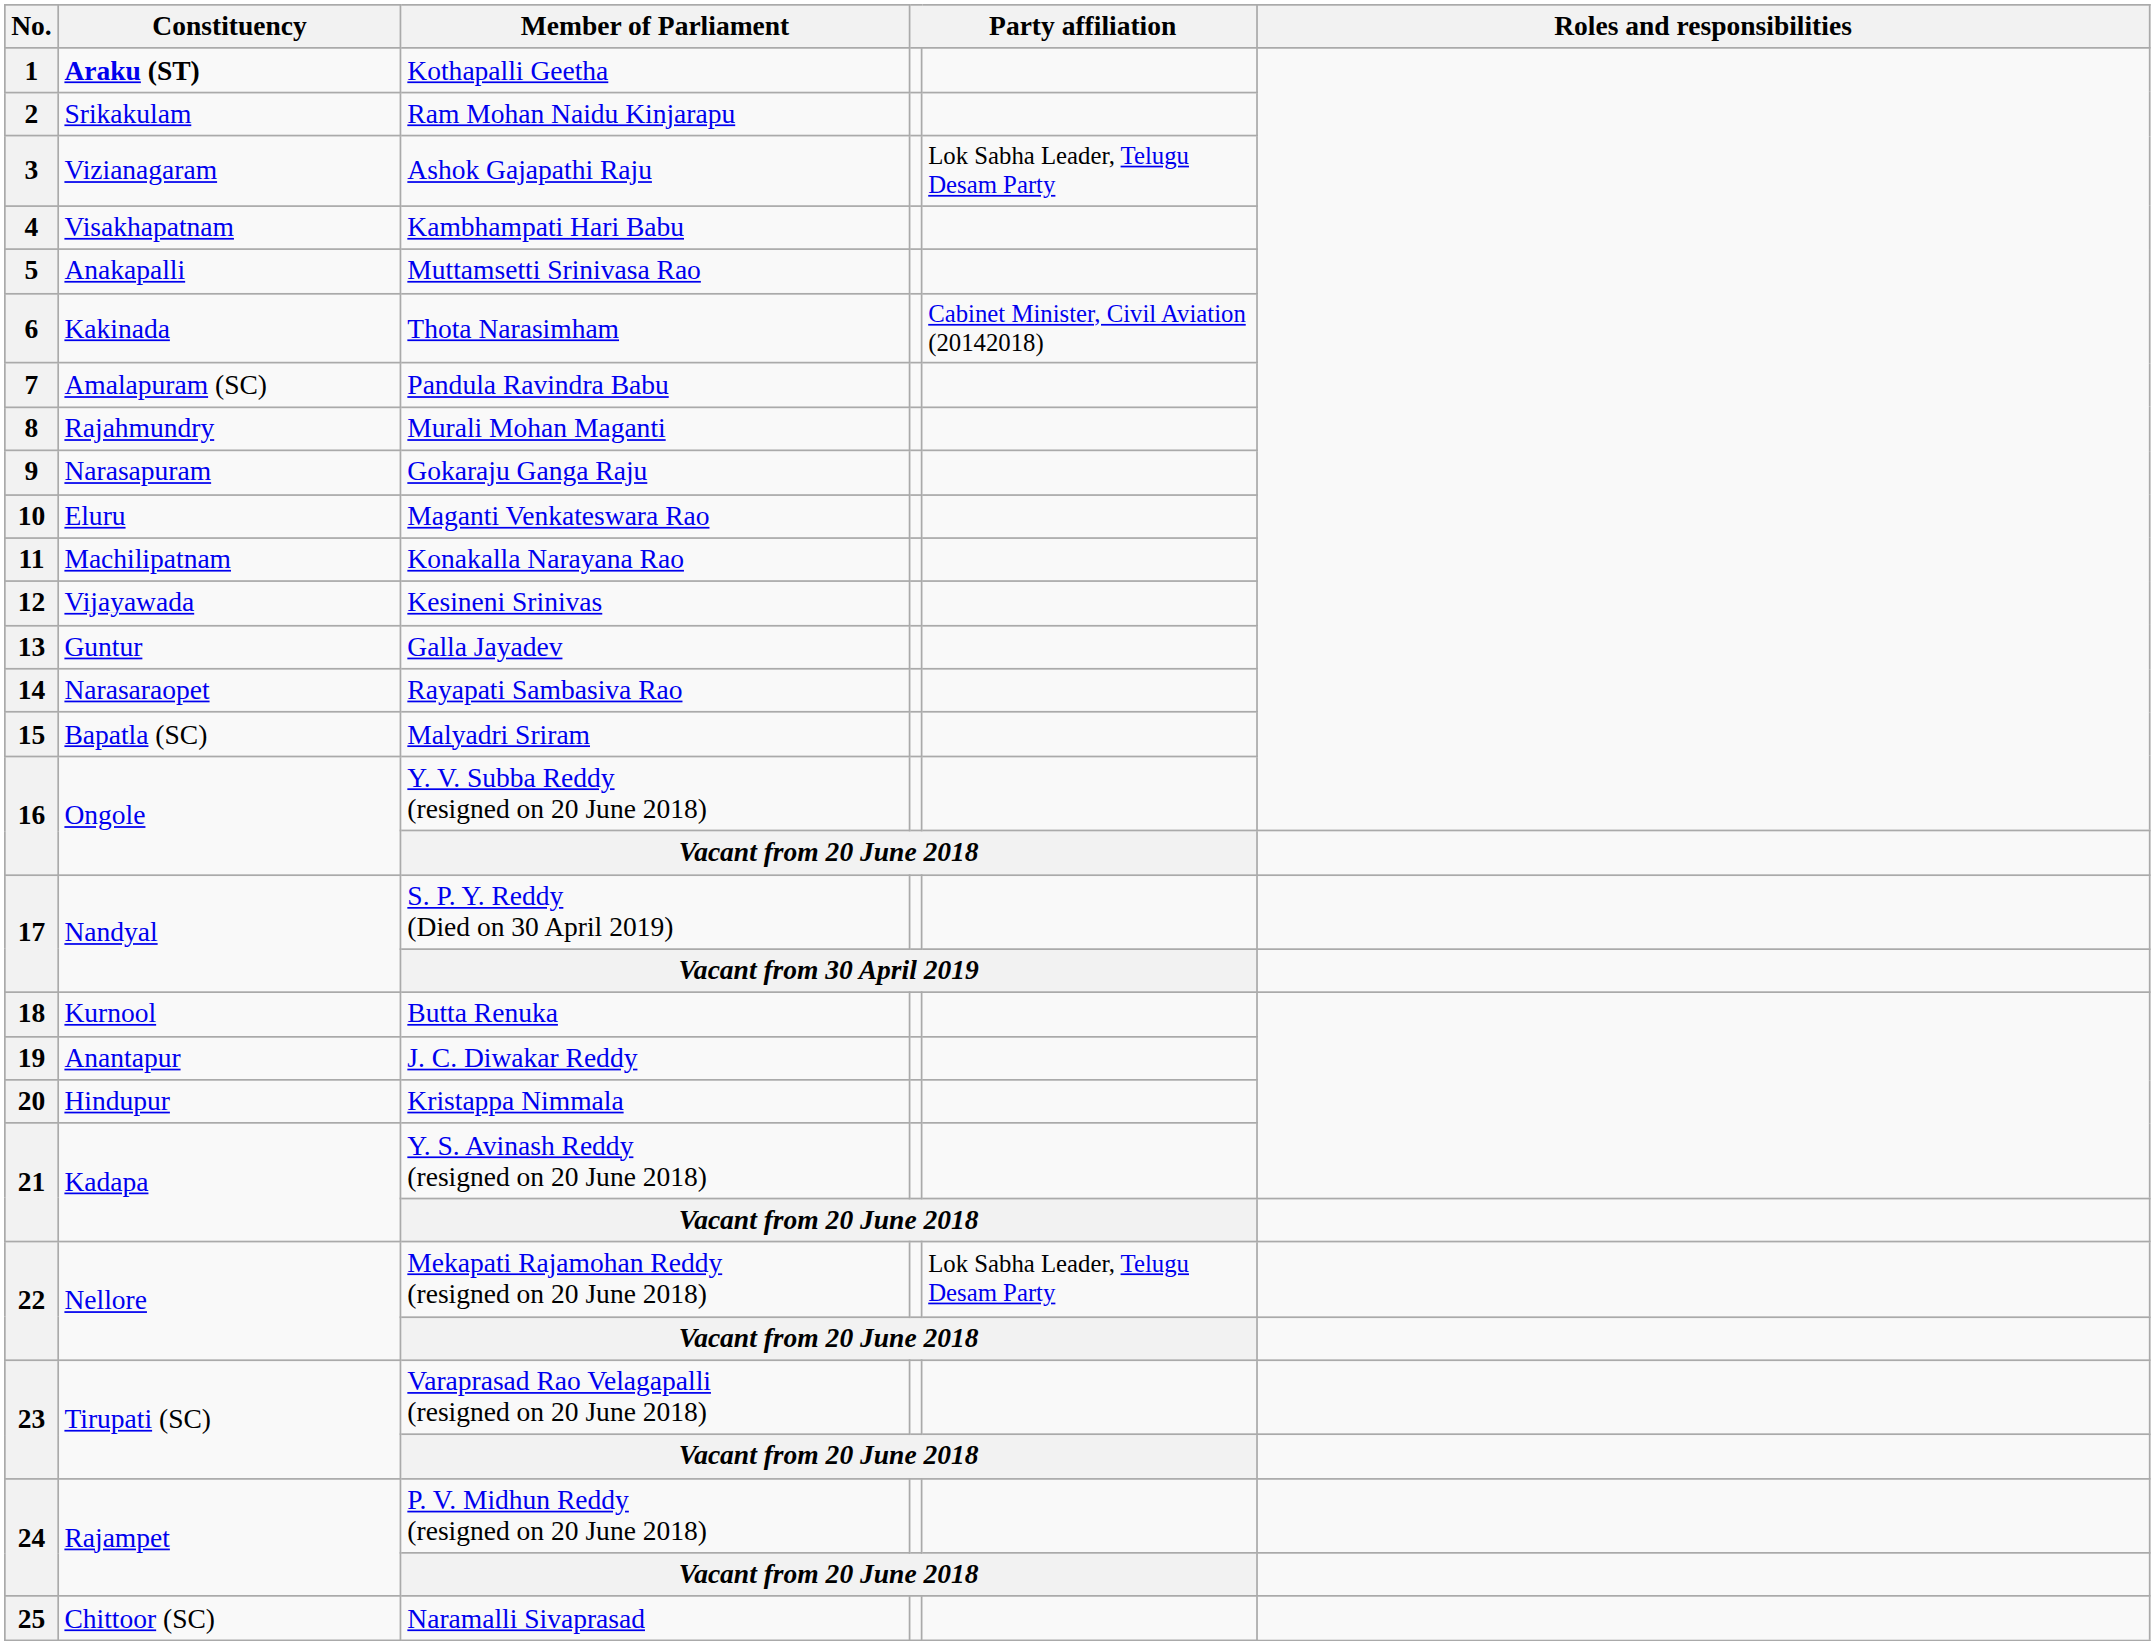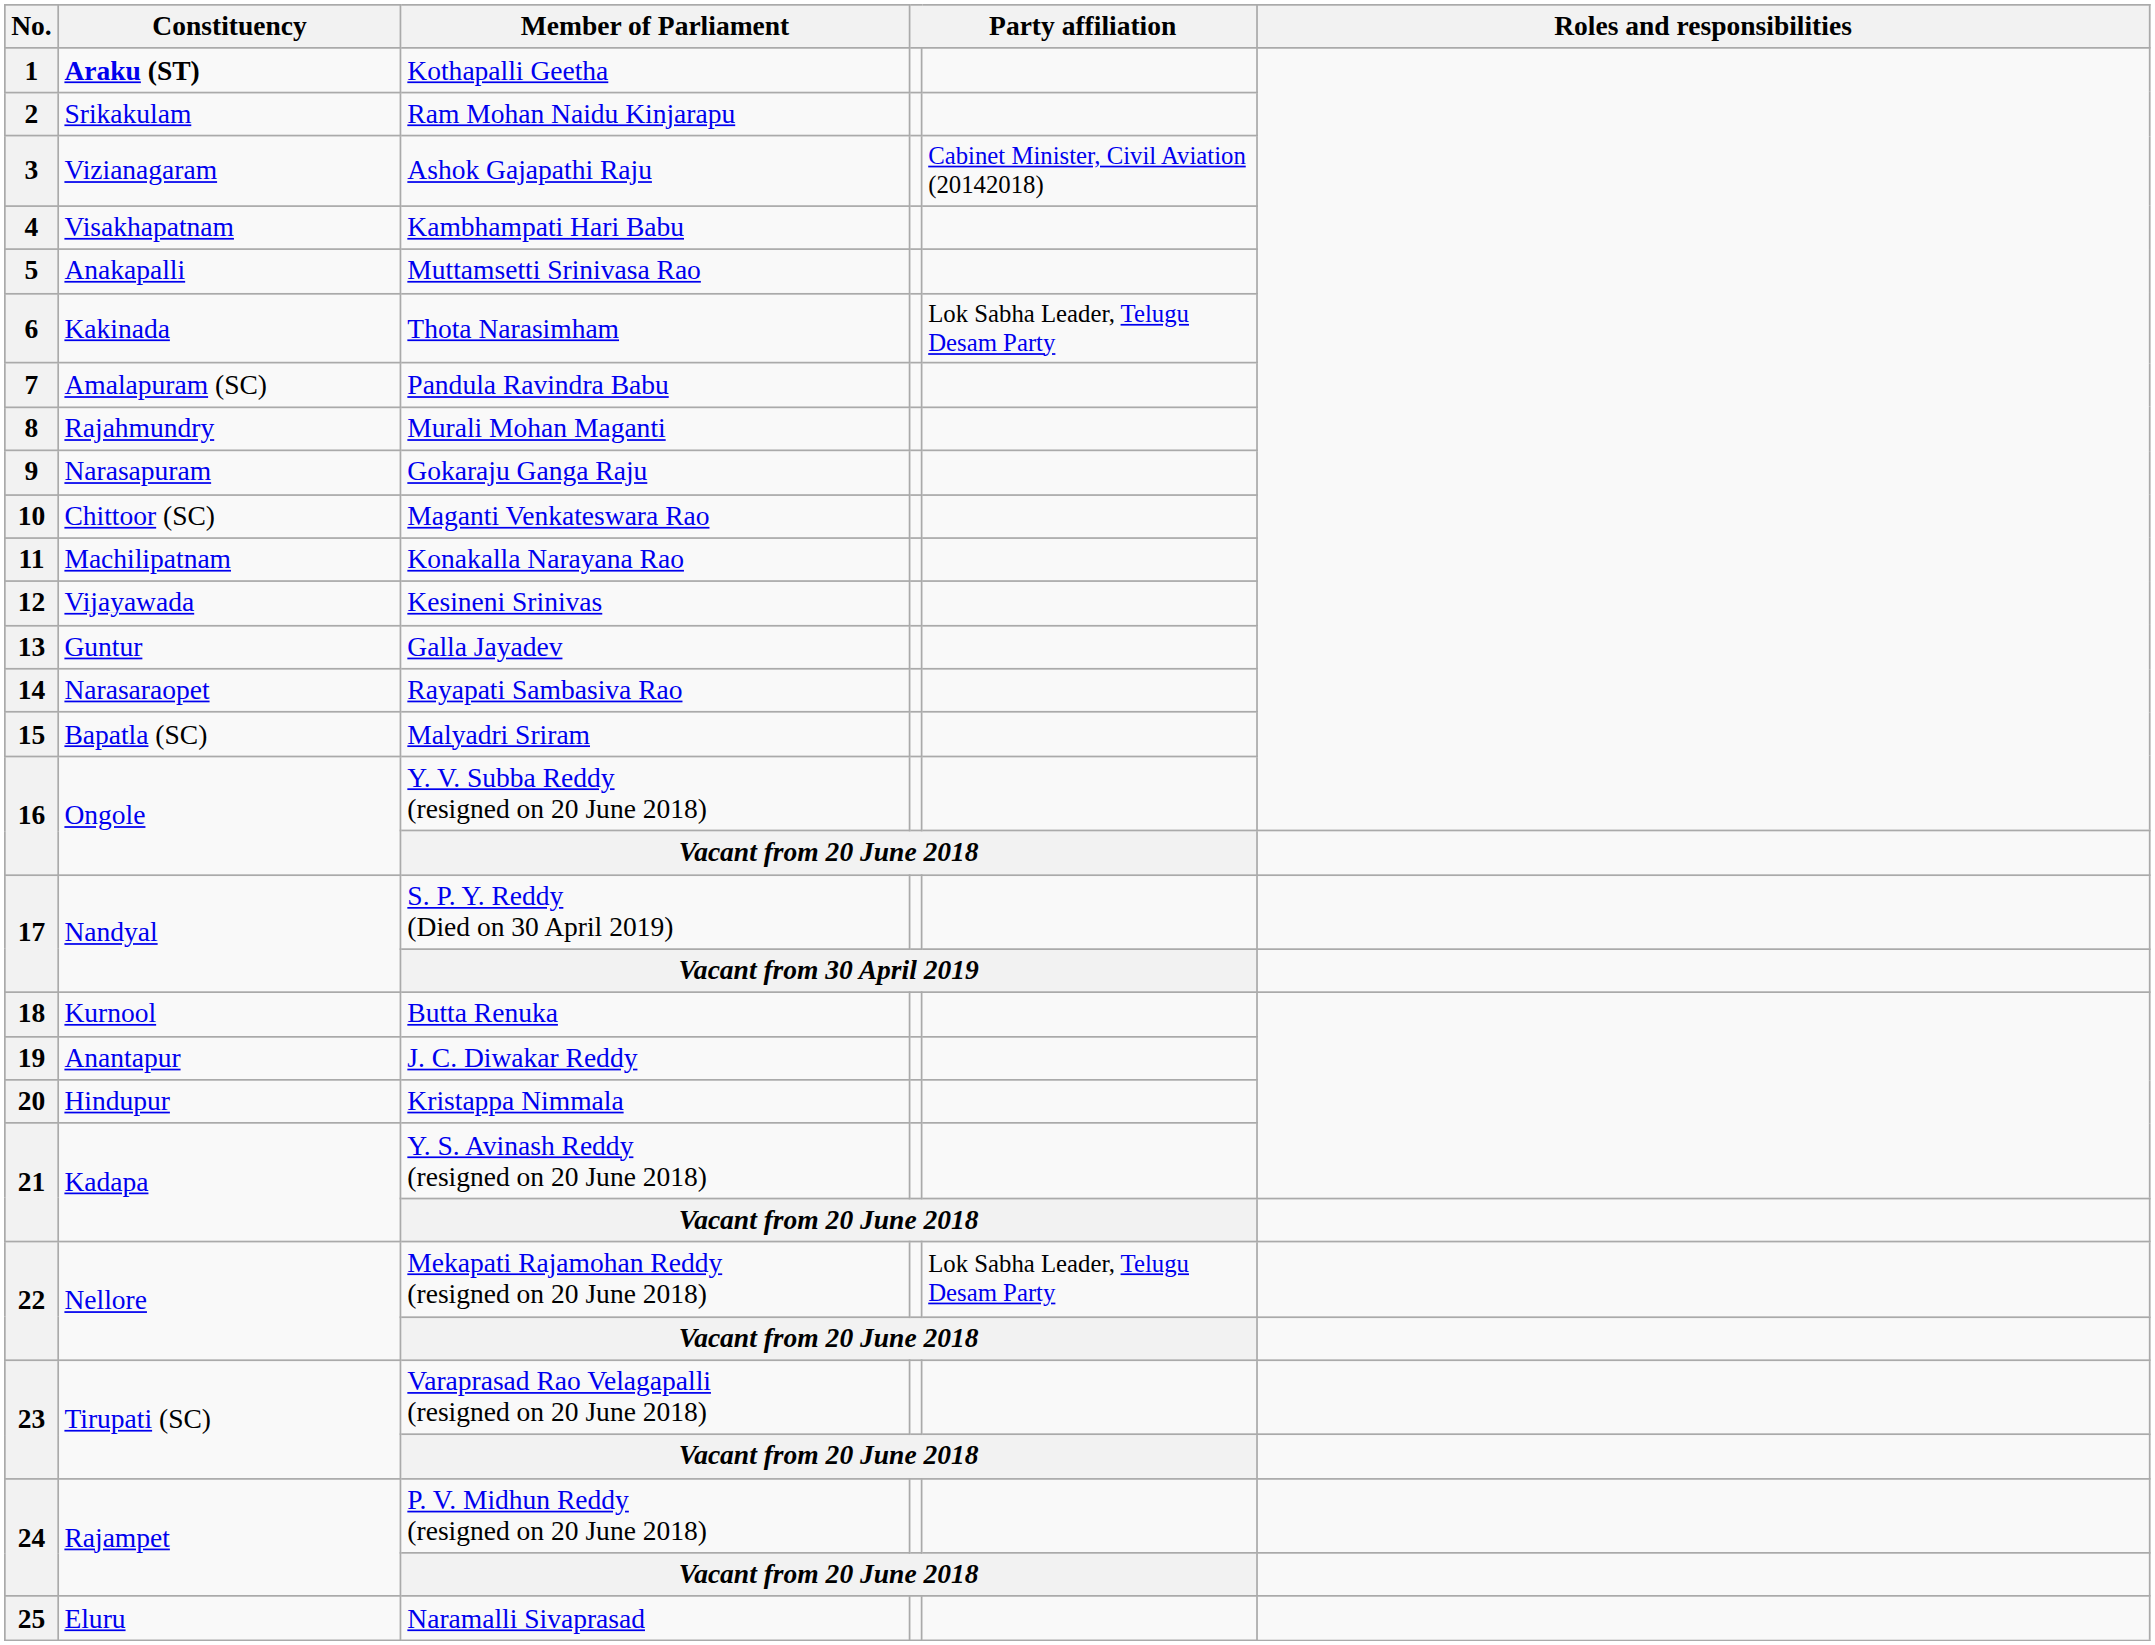(1059, 170) Lok Sabha Leader, Telugu Desam Party -> (1087, 170) Cabinet Minister, Civil Aviation (20142018)
(1087, 327) Cabinet Minister, Civil Aviation (20142018) -> (1059, 327) Lok Sabha Leader, Telugu Desam Party
(95, 515) Eluru -> (140, 515) Chittoor (SC)
(140, 1617) Chittoor (SC) -> (95, 1617) Eluru
